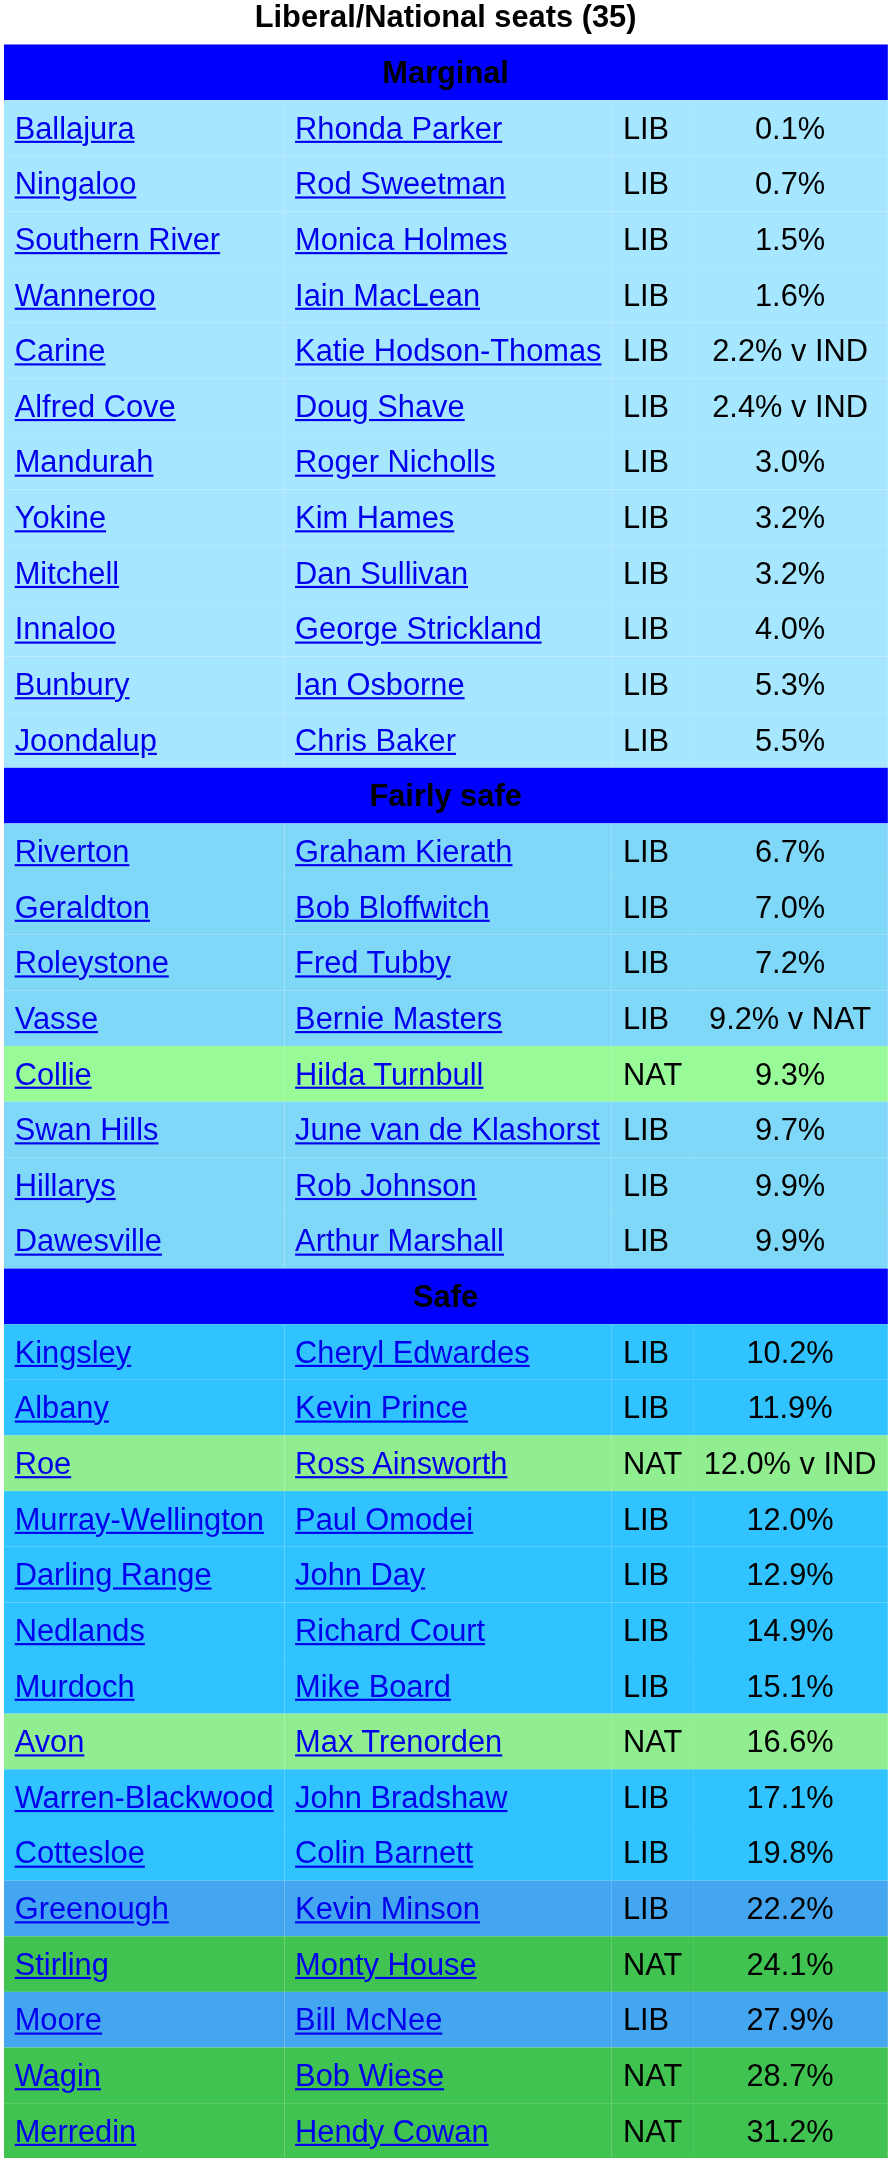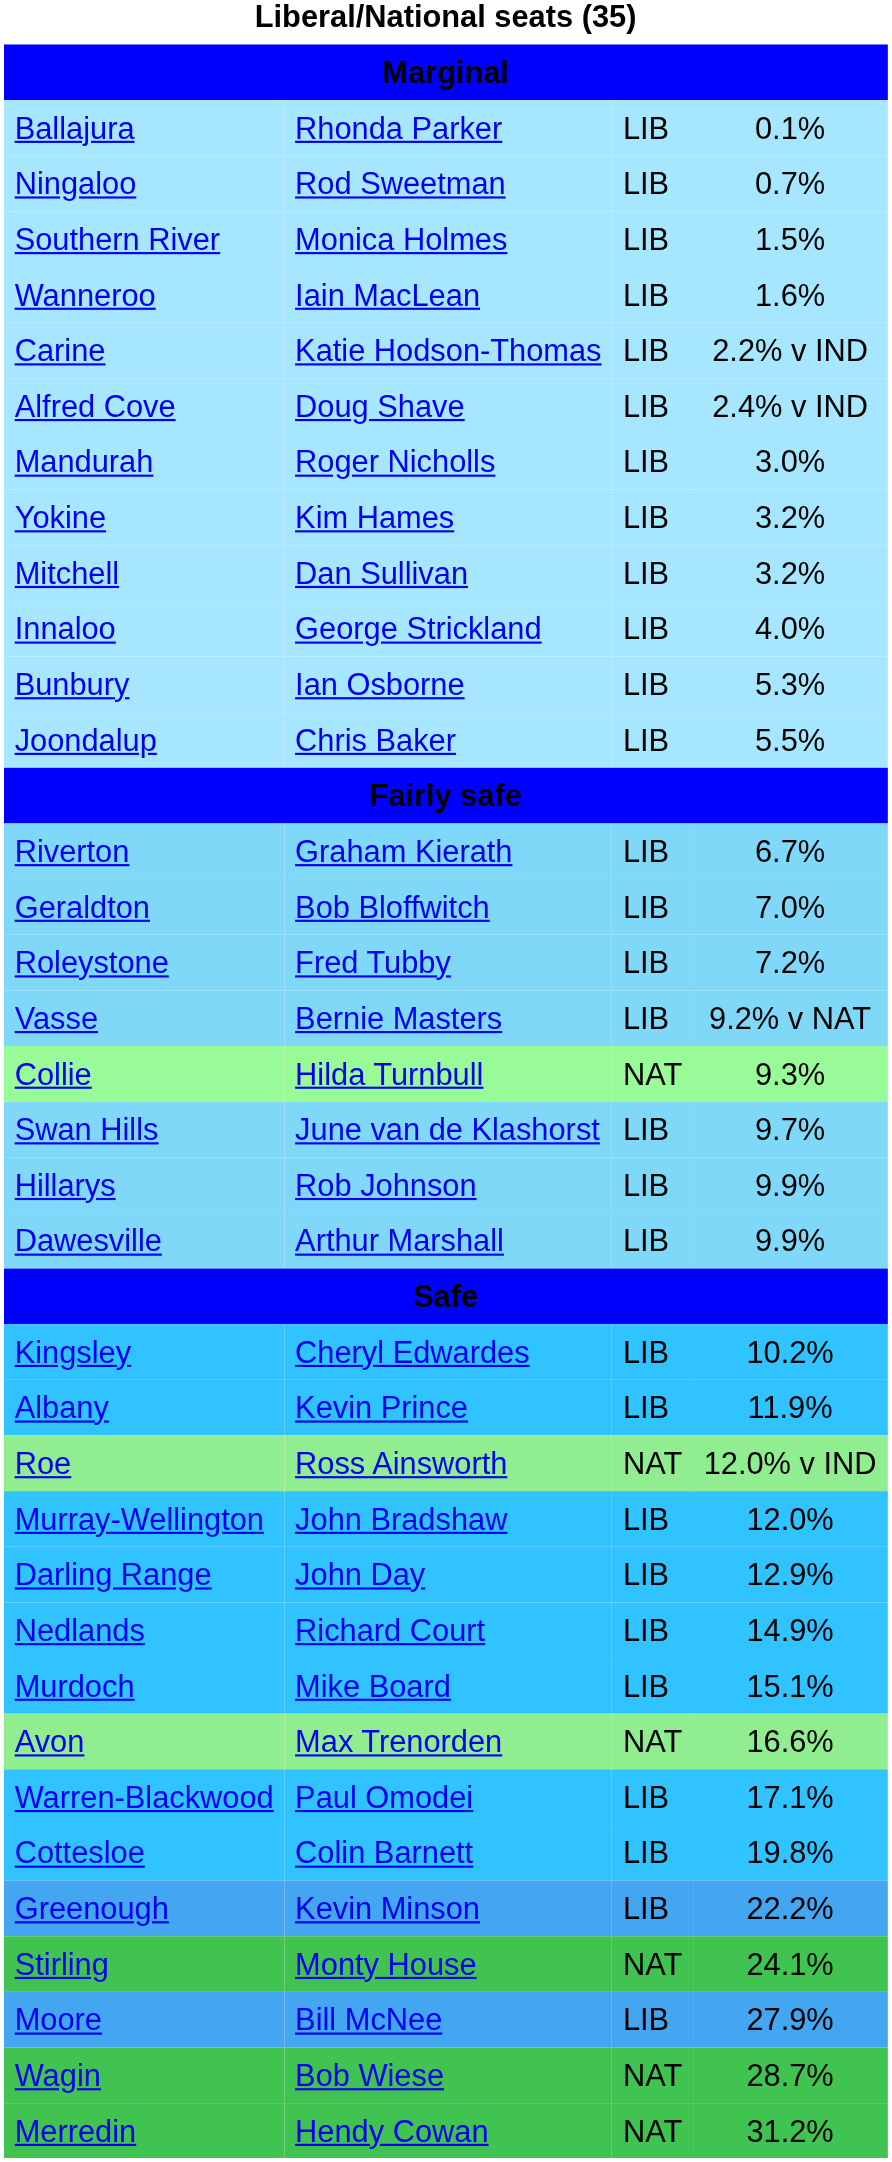(384, 1518) Paul Omodei -> (401, 1518) John Bradshaw
(401, 1797) John Bradshaw -> (384, 1797) Paul Omodei
